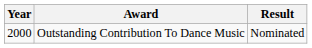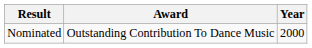columns swapped: (19, 14) <-> (277, 14)
